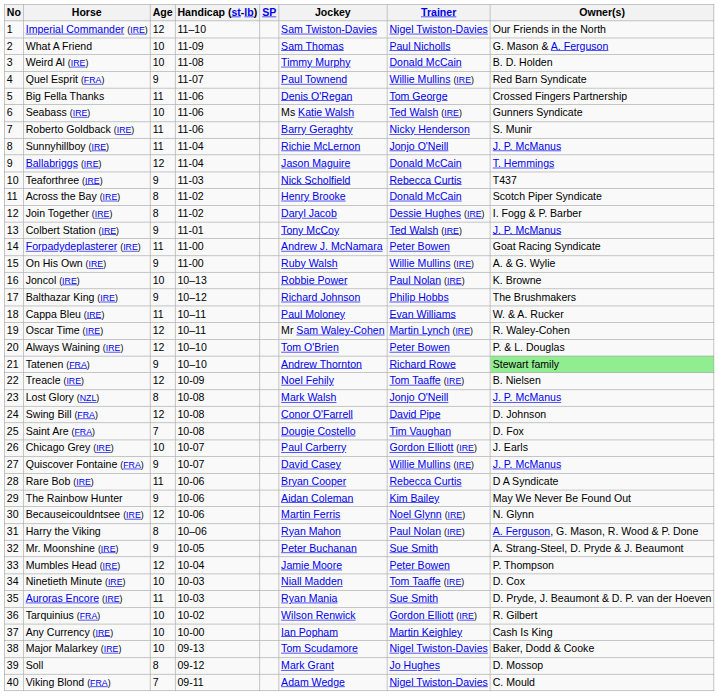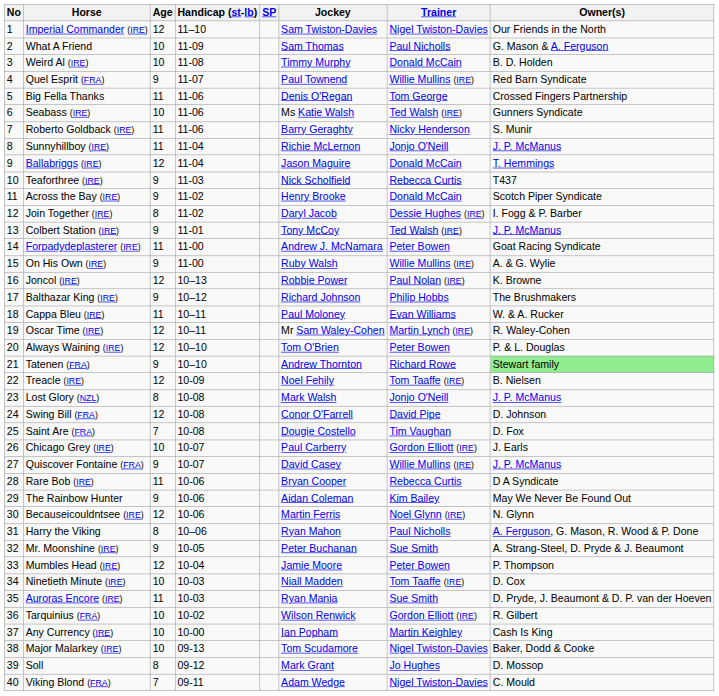(156, 197) 8 -> (156, 197) 9
(159, 280) 10 -> (159, 280) 12
(427, 532) Paul Nolan (IRE) -> (420, 532) Paul Nicholls
